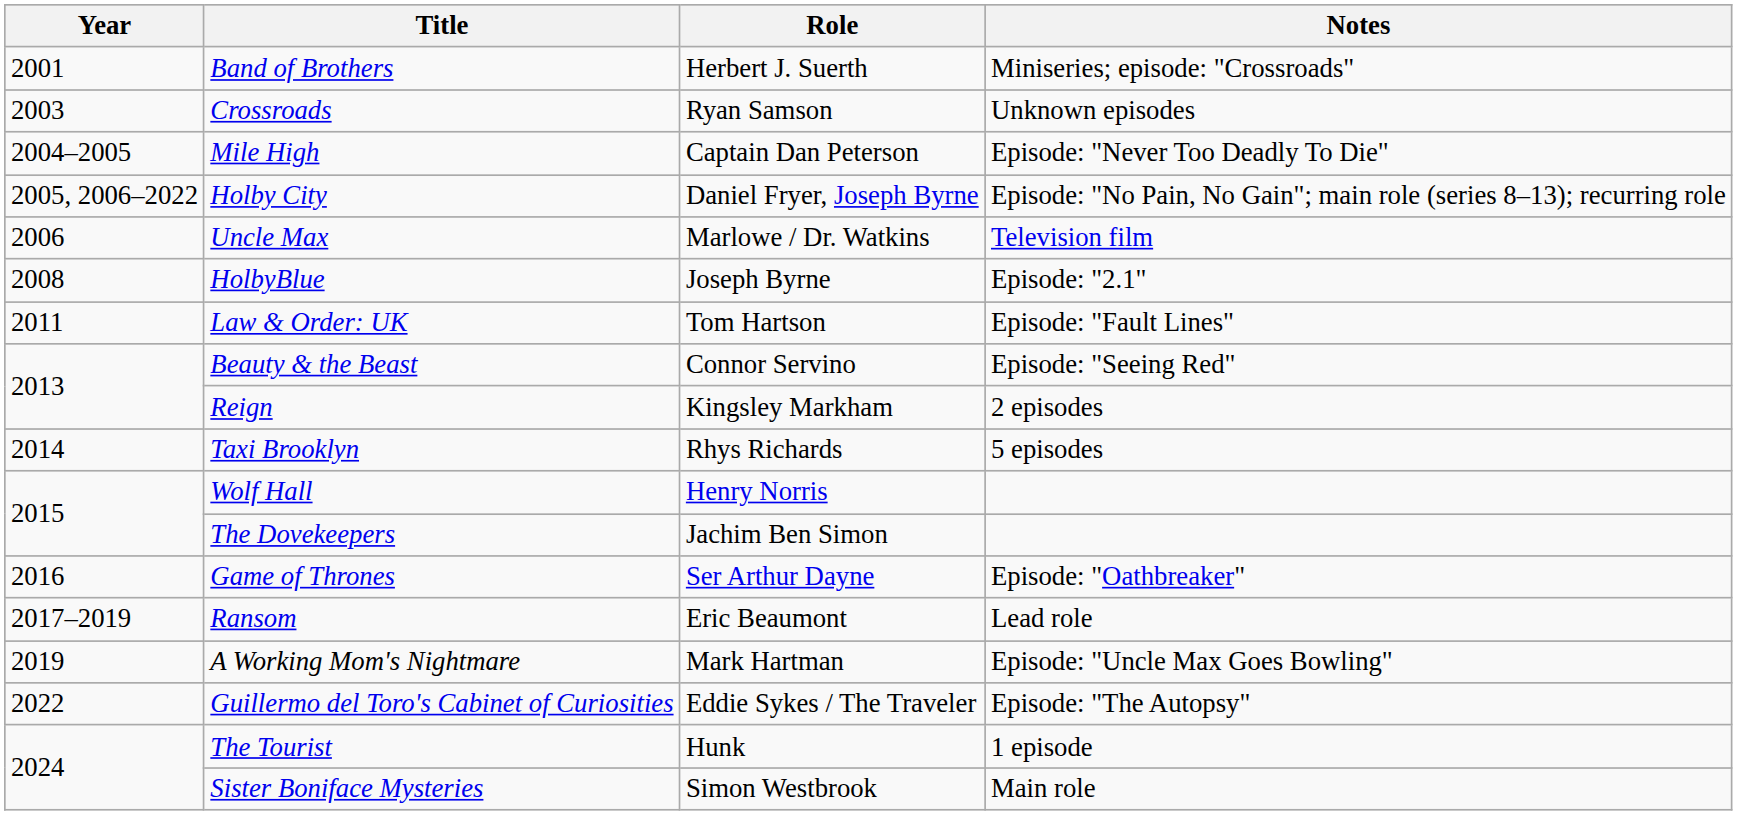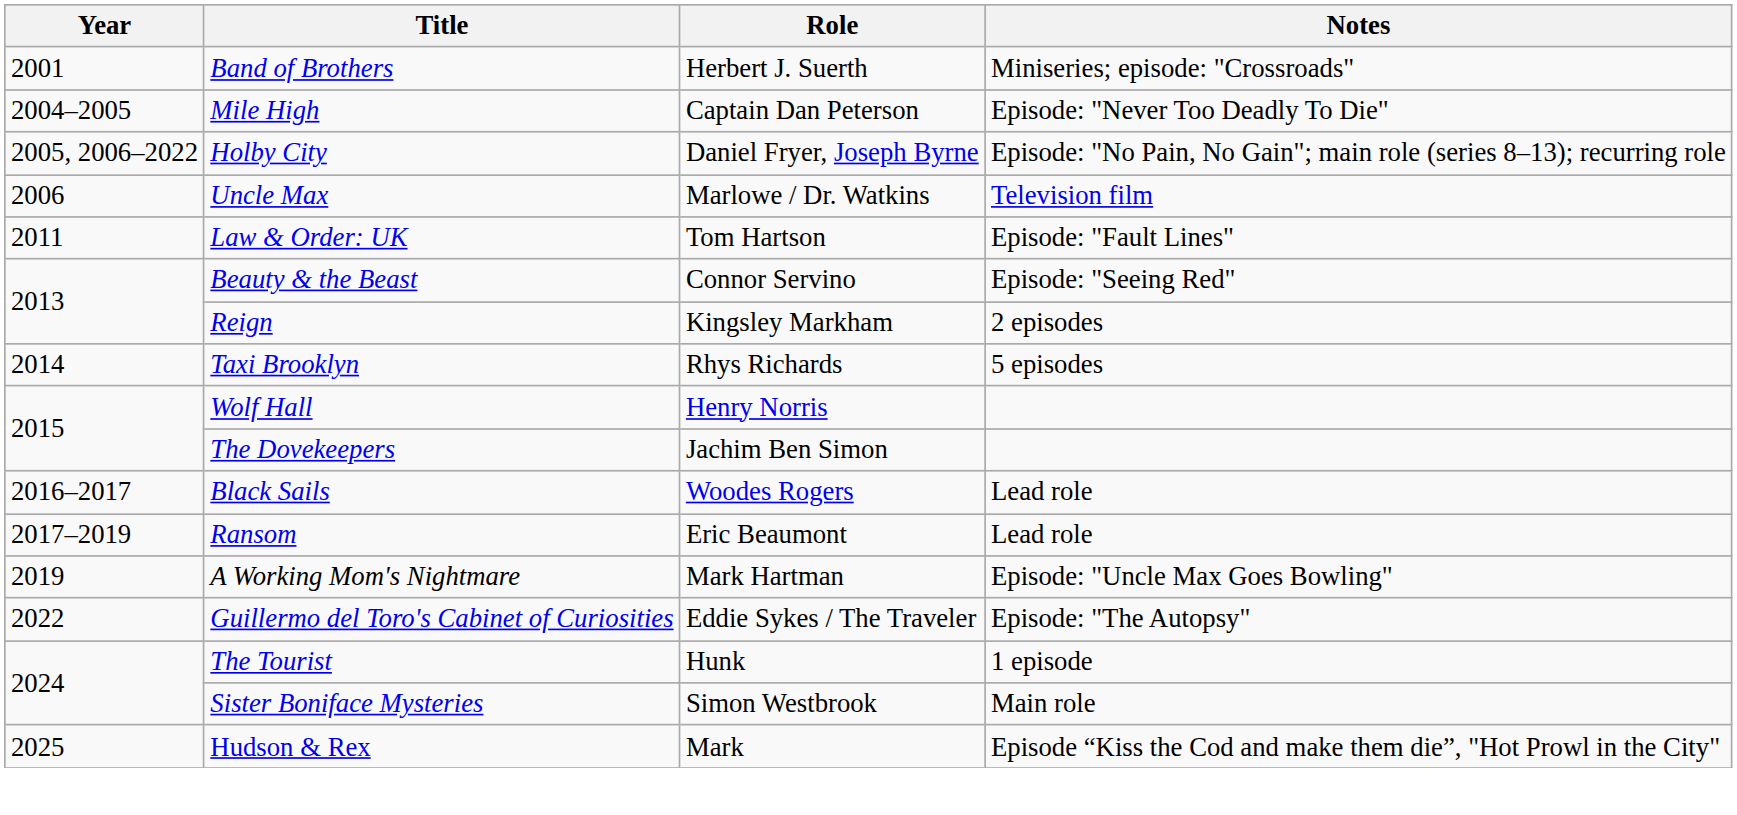- row: (271, 110)
- row: (267, 279)
+ row: (270, 491)
- row: (303, 576)
+ row: (291, 746)
